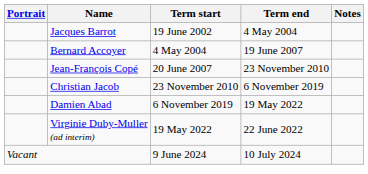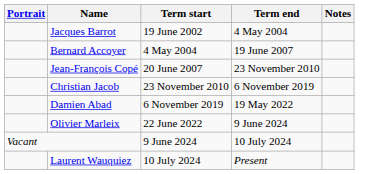- row: (99, 130)
+ row: (85, 123)
+ row: (91, 160)
